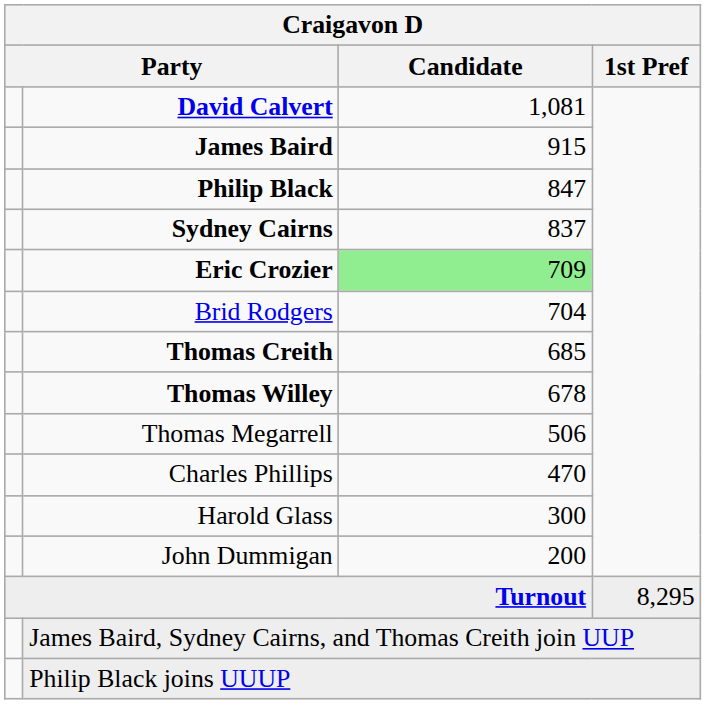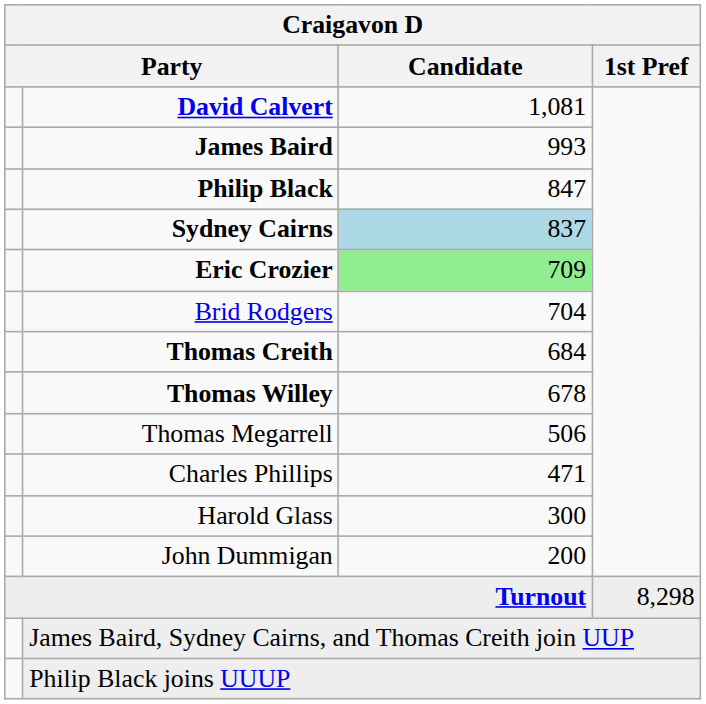(567, 147) 915 -> (567, 147) 993
(567, 229) no background -> (567, 229) lightblue background
(567, 351) 685 -> (567, 351) 684
(567, 474) 470 -> (567, 474) 471
(666, 596) 8,295 -> (666, 596) 8,298
